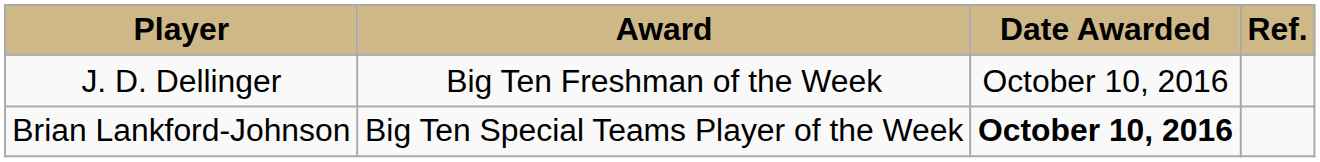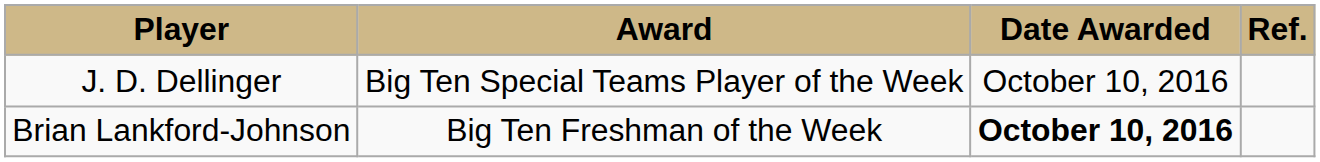(664, 80) Big Ten Freshman of the Week -> (664, 80) Big Ten Special Teams Player of the Week
(664, 130) Big Ten Special Teams Player of the Week -> (664, 130) Big Ten Freshman of the Week
